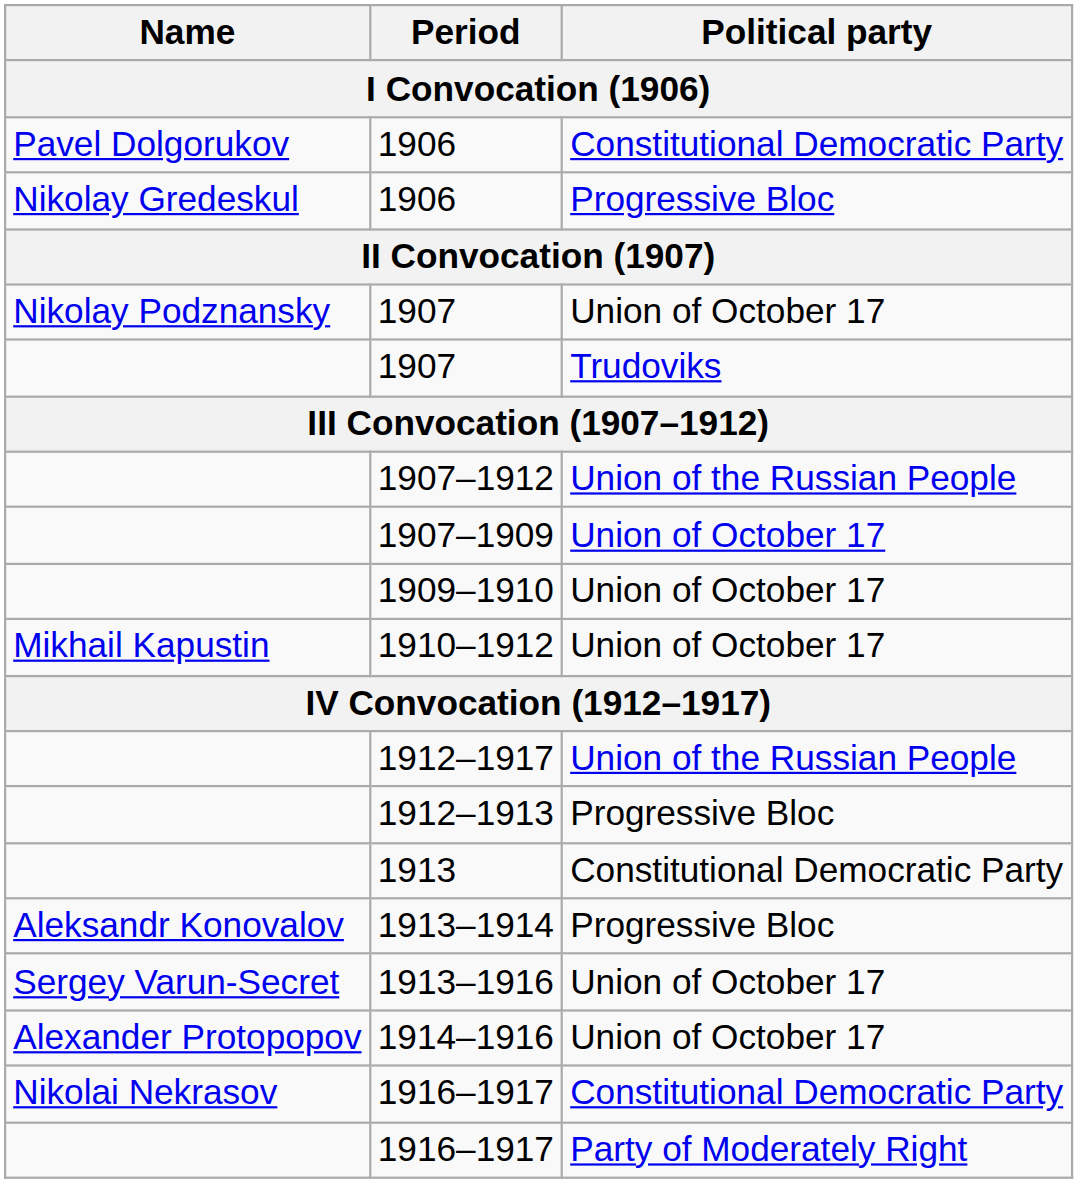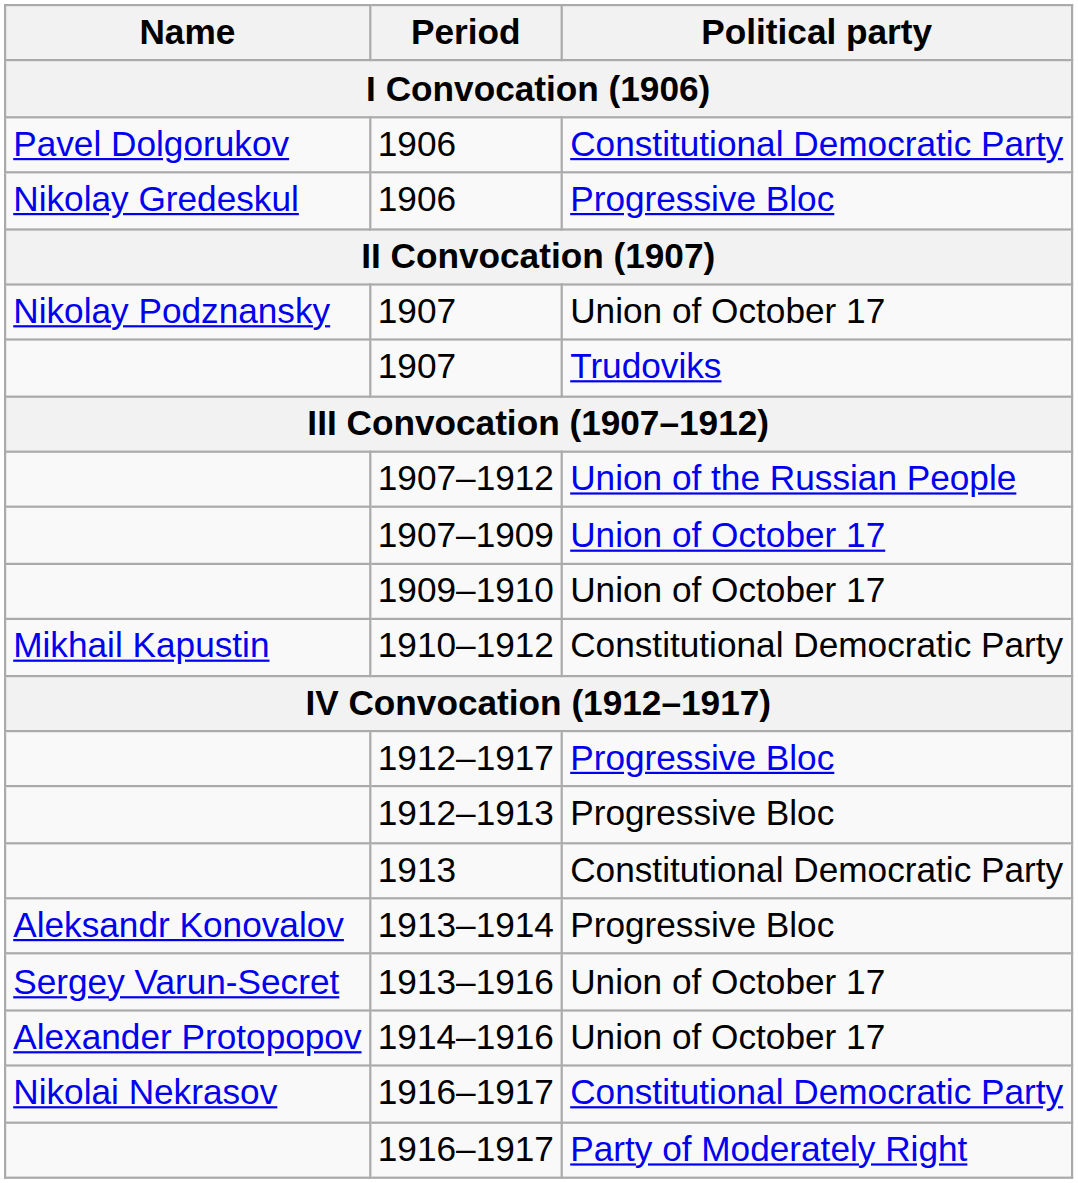(728, 646) Union of October 17 -> (817, 646) Constitutional Democratic Party
(793, 758) Union of the Russian People -> (702, 758) Progressive Bloc
